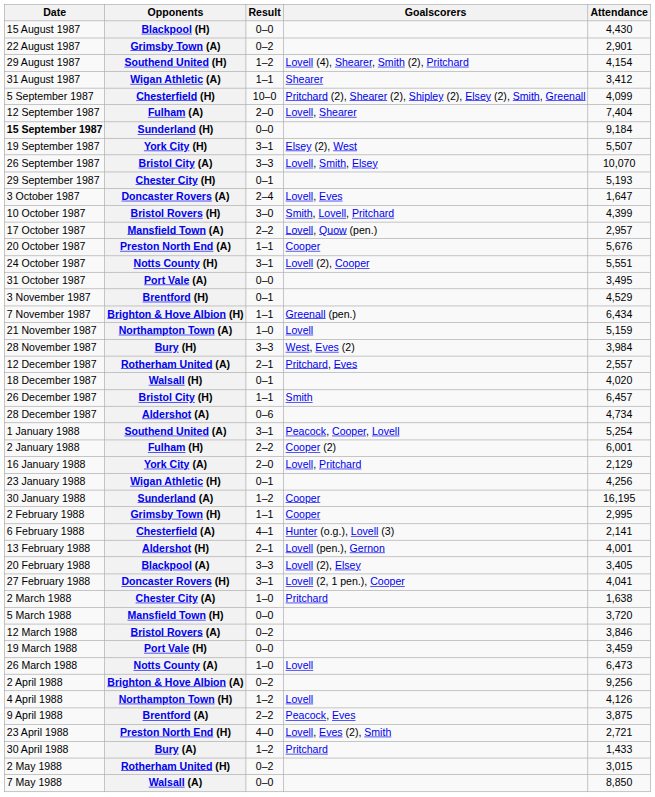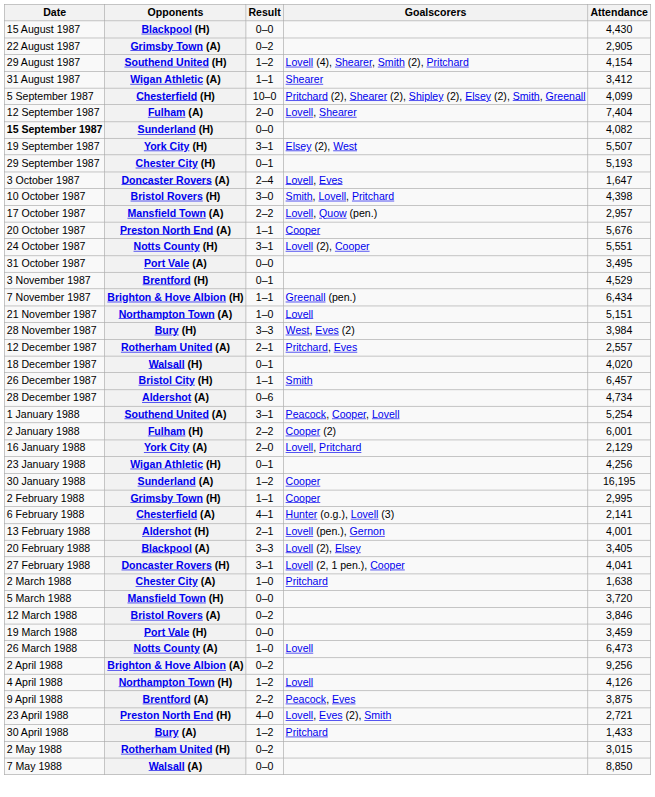(619, 46) 2,901 -> (619, 46) 2,905
(619, 130) 9,184 -> (619, 130) 4,082
- row: (175, 163)
(619, 213) 4,399 -> (619, 197) 4,398
(619, 331) 5,159 -> (619, 314) 5,151
